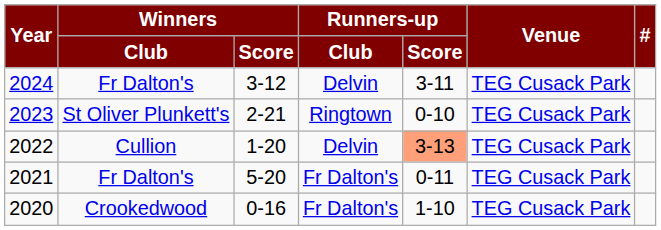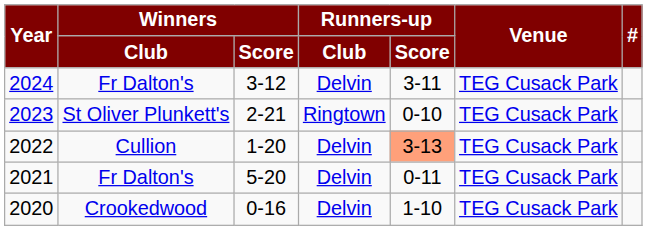(351, 177) Fr Dalton's -> (344, 177) Delvin
(351, 209) Fr Dalton's -> (344, 209) Delvin
